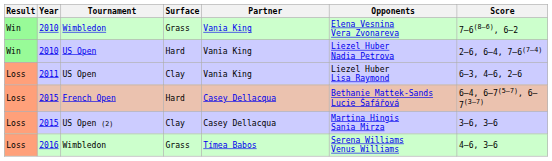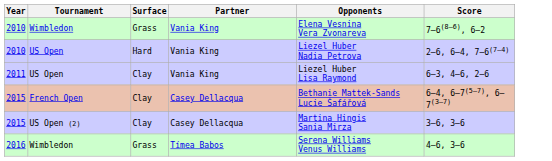- column: (21, 11)
(175, 98) Hard -> (142, 98) Clay
